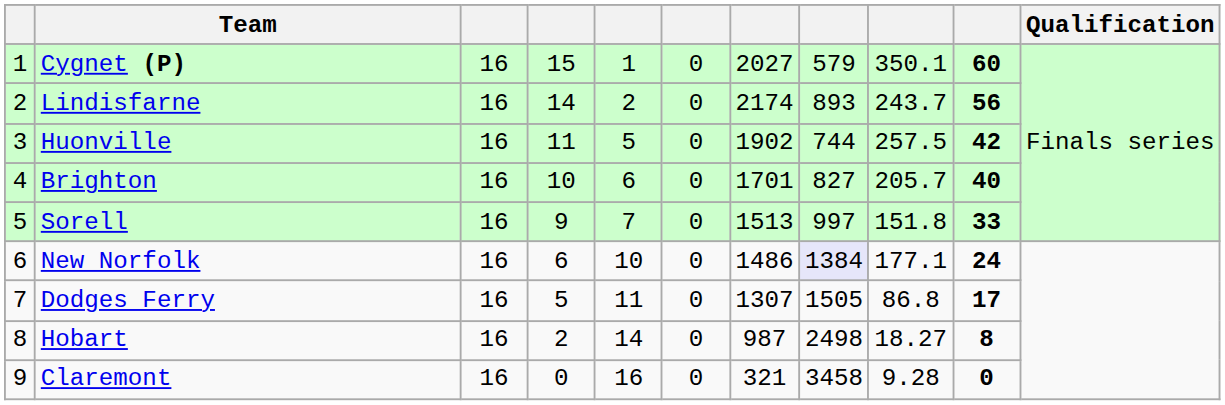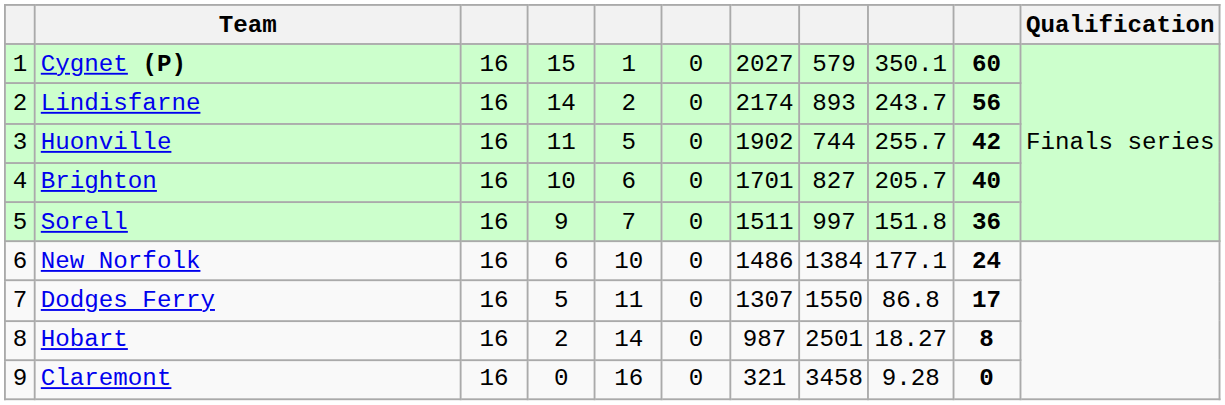(911, 143) 257.5 -> (911, 143) 255.7
(764, 222) 1513 -> (764, 222) 1511
(987, 222) 33 -> (987, 222) 36
(834, 261) lavender background -> (834, 261) no background
(834, 300) 1505 -> (834, 300) 1550
(834, 340) 2498 -> (834, 340) 2501
